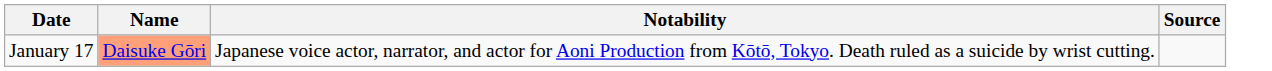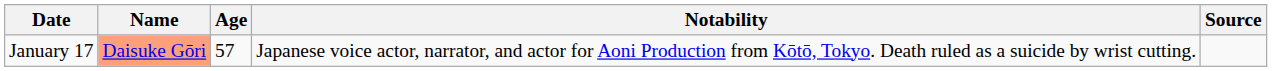+ column: (231, 19)
